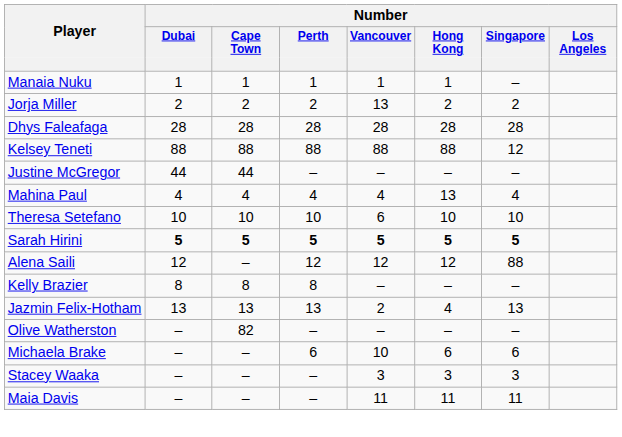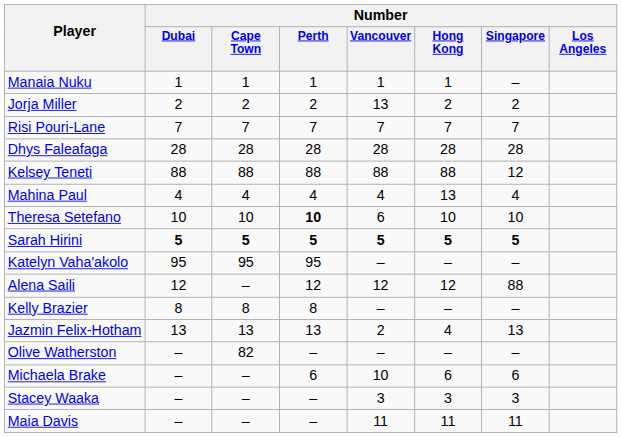+ row: (56, 127)
- row: (64, 172)
(313, 217) normal -> (313, 217) bold
+ row: (68, 262)
